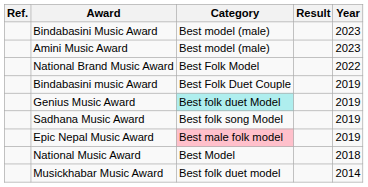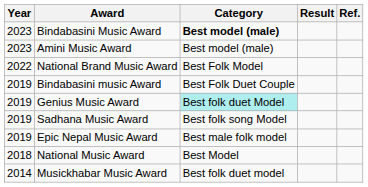columns swapped: (348, 13) <-> (18, 13)
(224, 31) normal -> (231, 31) bold
(231, 137) pink background -> (235, 137) no background
